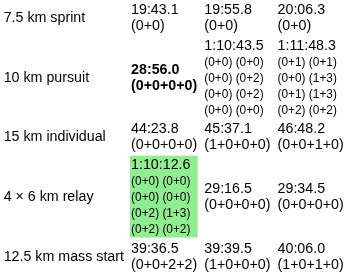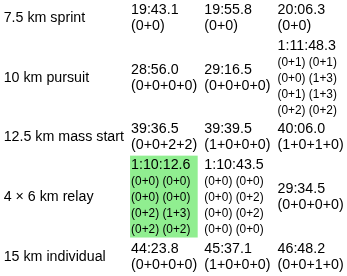(164, 77) bold -> (164, 77) normal
(234, 77) 1:10:43.5 (0+0) (0+0) (0+0) (0+2) (0+0) (0+2) (0+0) (0+0) -> (237, 77) 29:16.5 (0+0+0+0)
rows swapped: (55, 137) <-> (64, 256)
(237, 196) 29:16.5 (0+0+0+0) -> (234, 196) 1:10:43.5 (0+0) (0+0) (0+0) (0+2) (0+0) (0+2) (0+0) (0+0)
